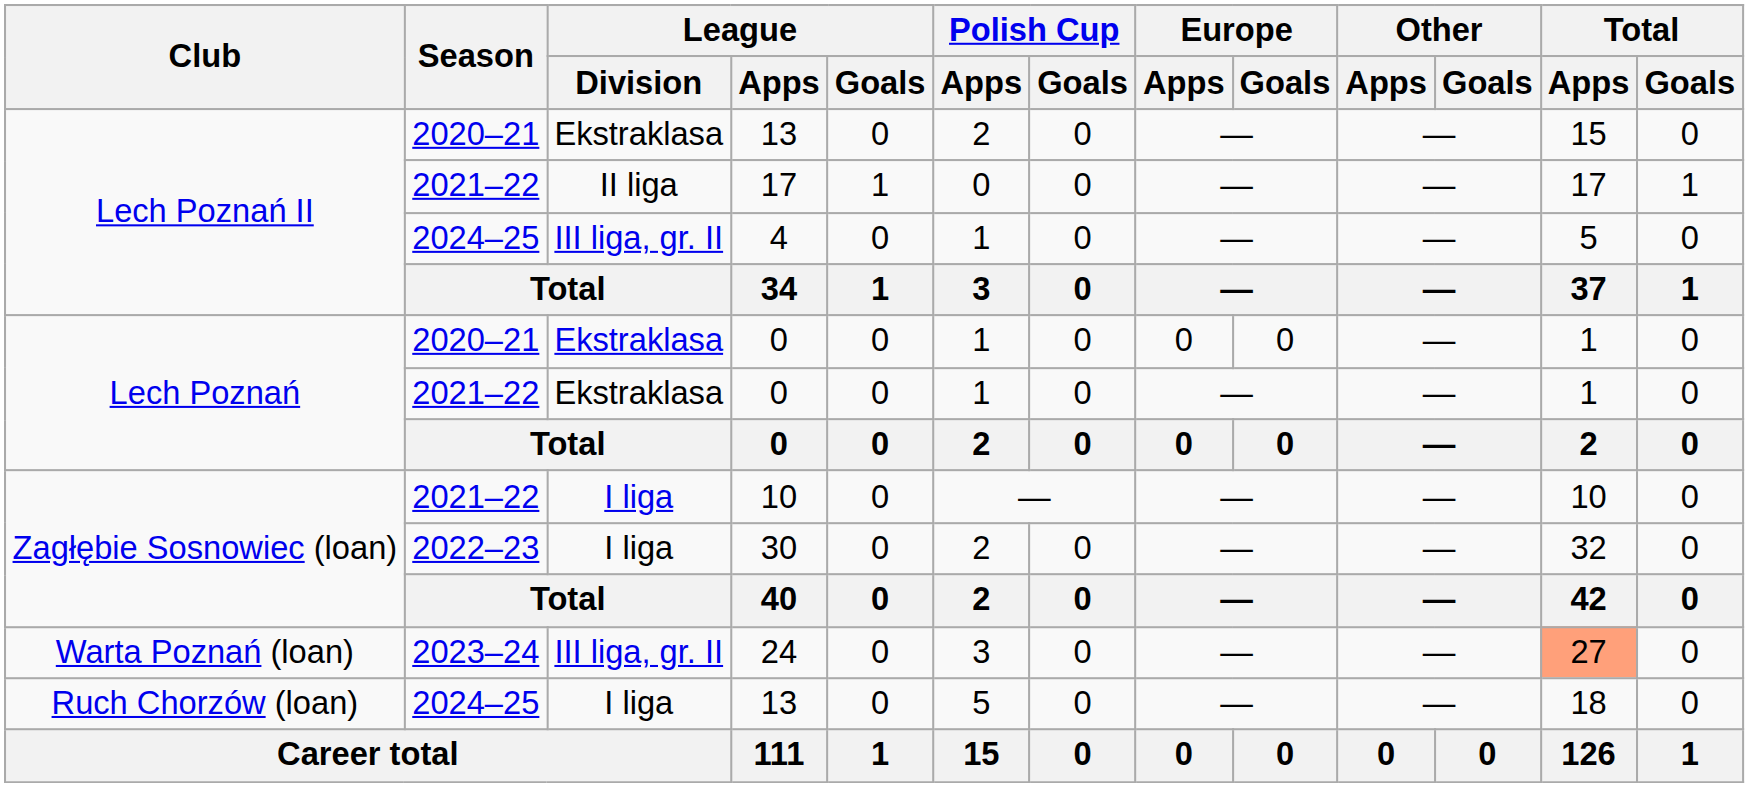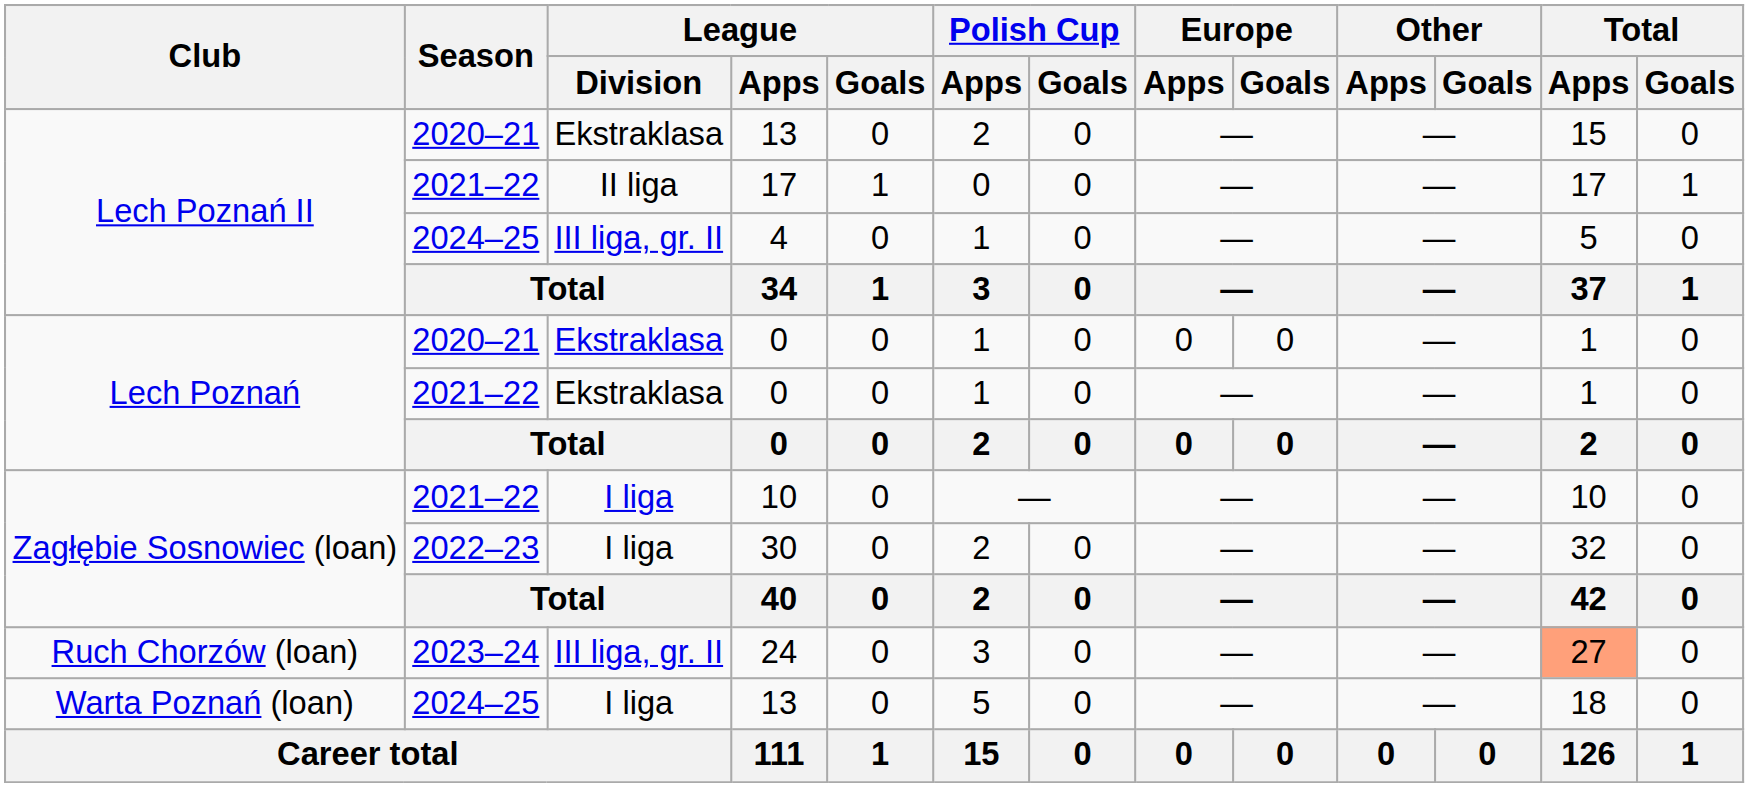(205, 651) Warta Poznań (loan) -> (205, 651) Ruch Chorzów (loan)
(205, 703) Ruch Chorzów (loan) -> (205, 703) Warta Poznań (loan)
